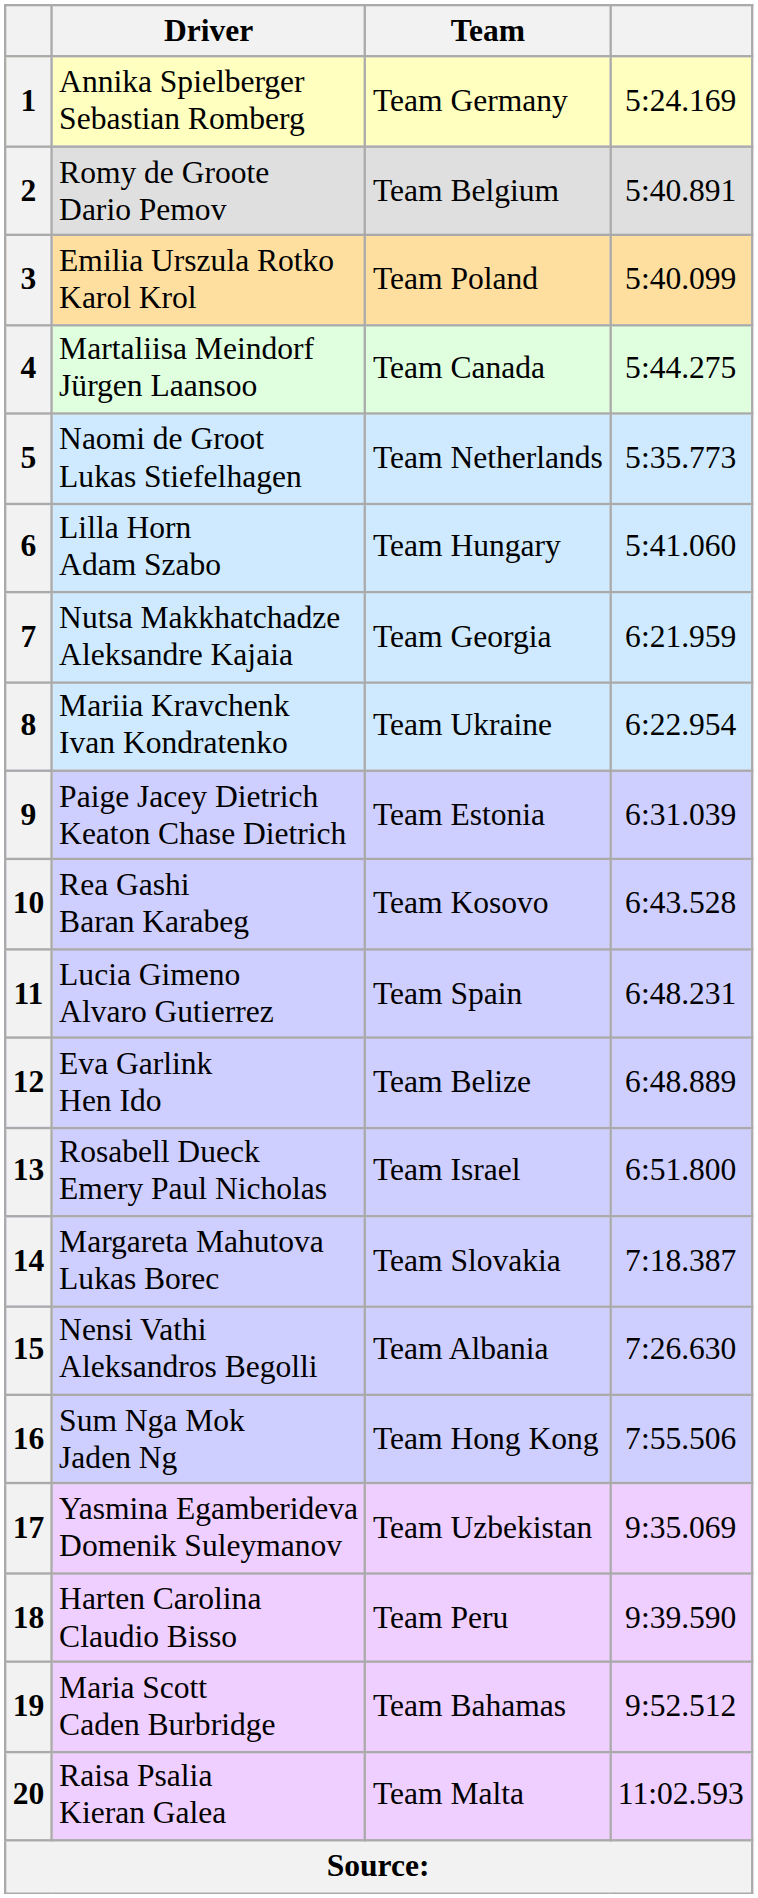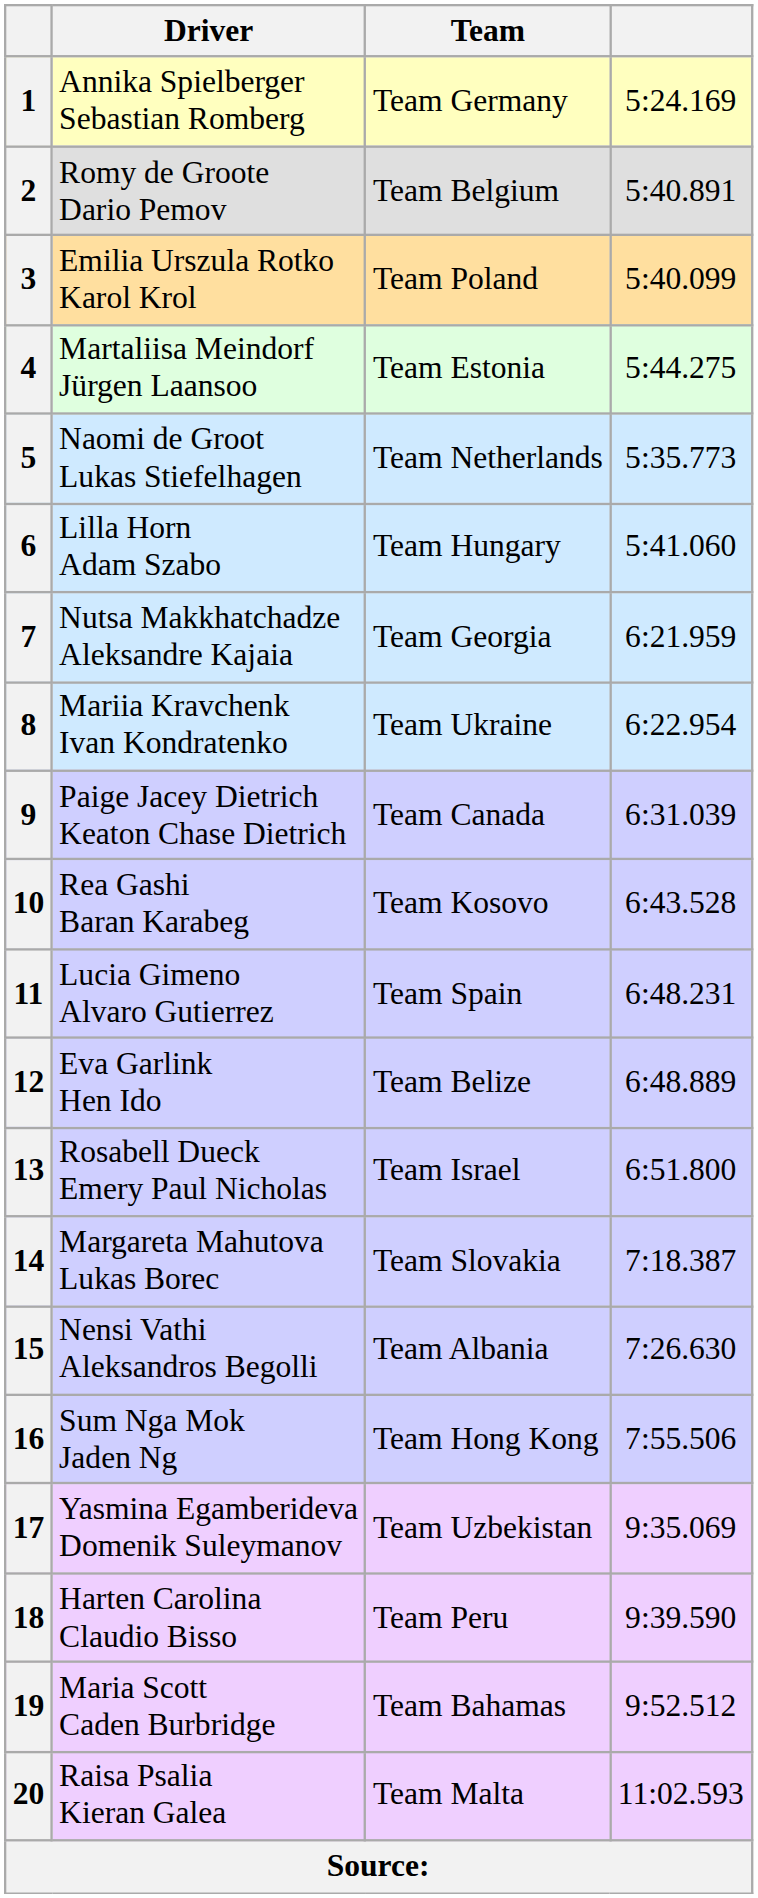(459, 368) Team Canada -> (459, 368) Team Estonia
(459, 814) Team Estonia -> (459, 814) Team Canada
